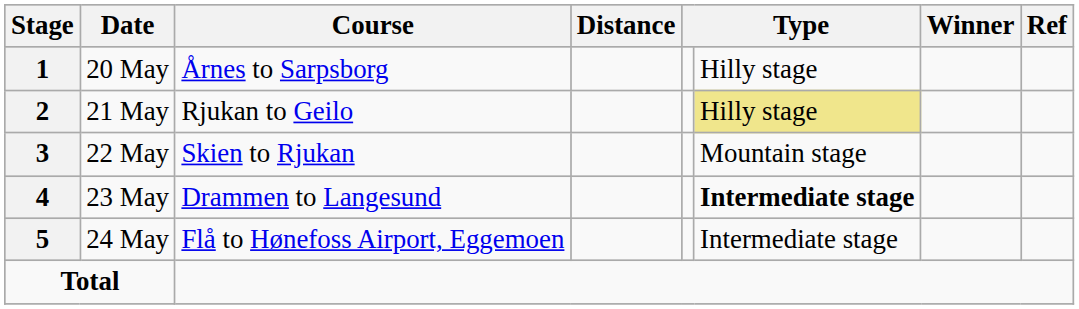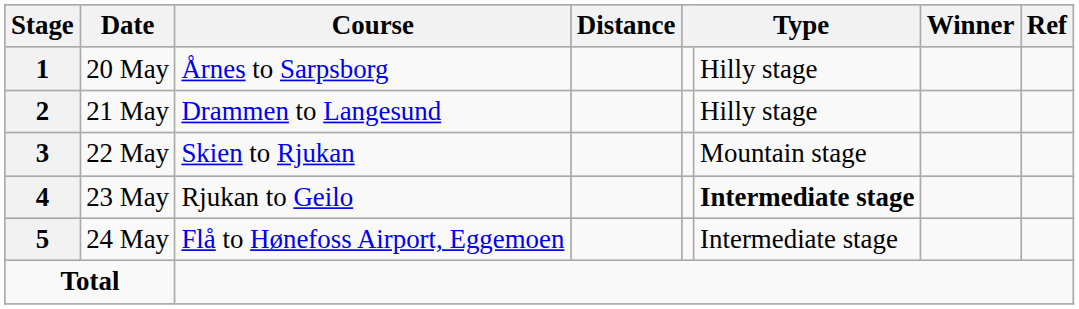(267, 111) Rjukan to Geilo -> (311, 111) Drammen to Langesund
(759, 111) khaki background -> (759, 111) no background
(311, 196) Drammen to Langesund -> (267, 196) Rjukan to Geilo
